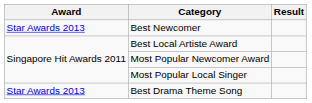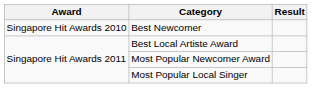(46, 28) Star Awards 2013 -> (67, 28) Singapore Hit Awards 2010
- row: (186, 91)
